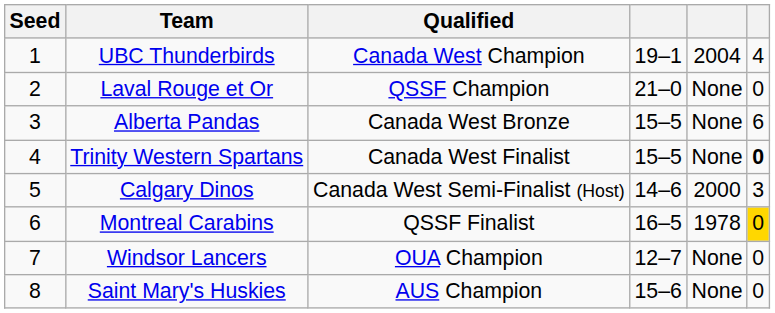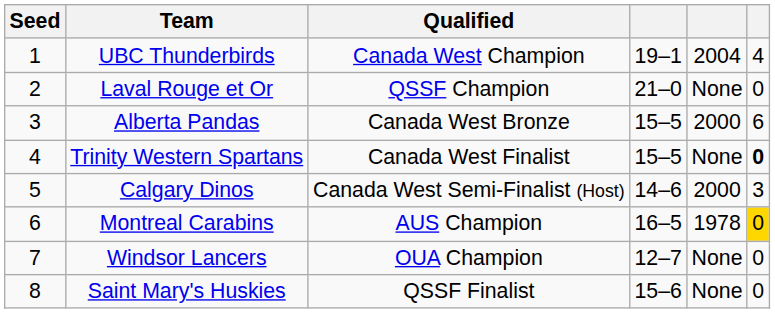(717, 122) None -> (717, 122) 2000
(469, 223) QSSF Finalist -> (469, 223) AUS Champion
(469, 291) AUS Champion -> (469, 291) QSSF Finalist
